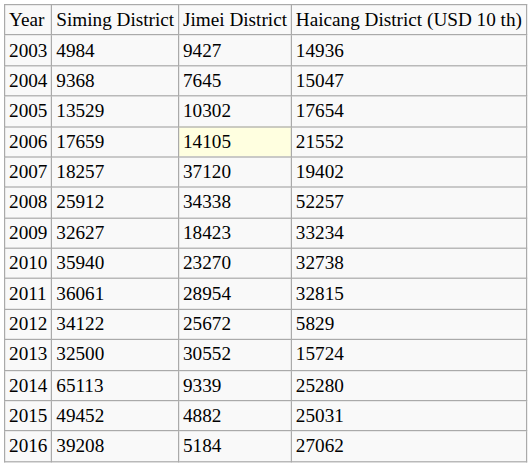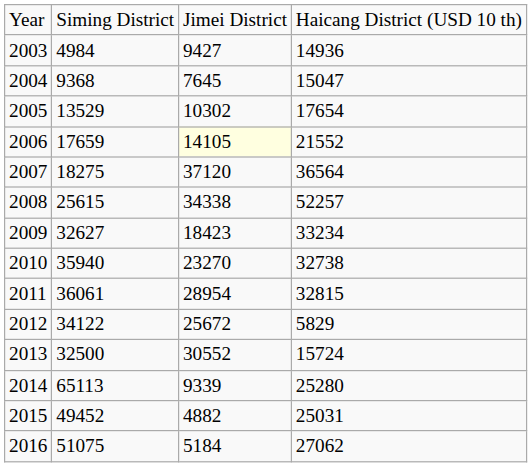(80, 171) 18257 -> (80, 171) 18275
(320, 171) 19402 -> (320, 171) 36564
(80, 202) 25912 -> (80, 202) 25615
(80, 446) 39208 -> (80, 446) 51075
